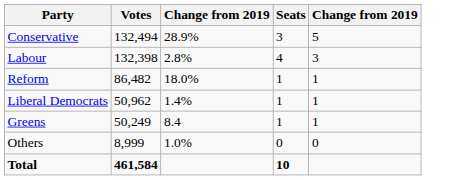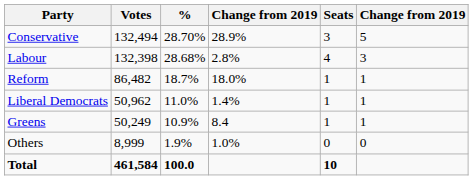+ column: (185, 15)
